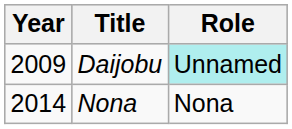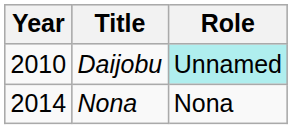(38, 63) 2009 -> (38, 63) 2010
